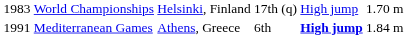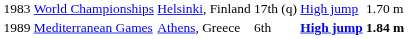(17, 27) 1991 -> (17, 27) 1989
(385, 27) normal -> (385, 27) bold
